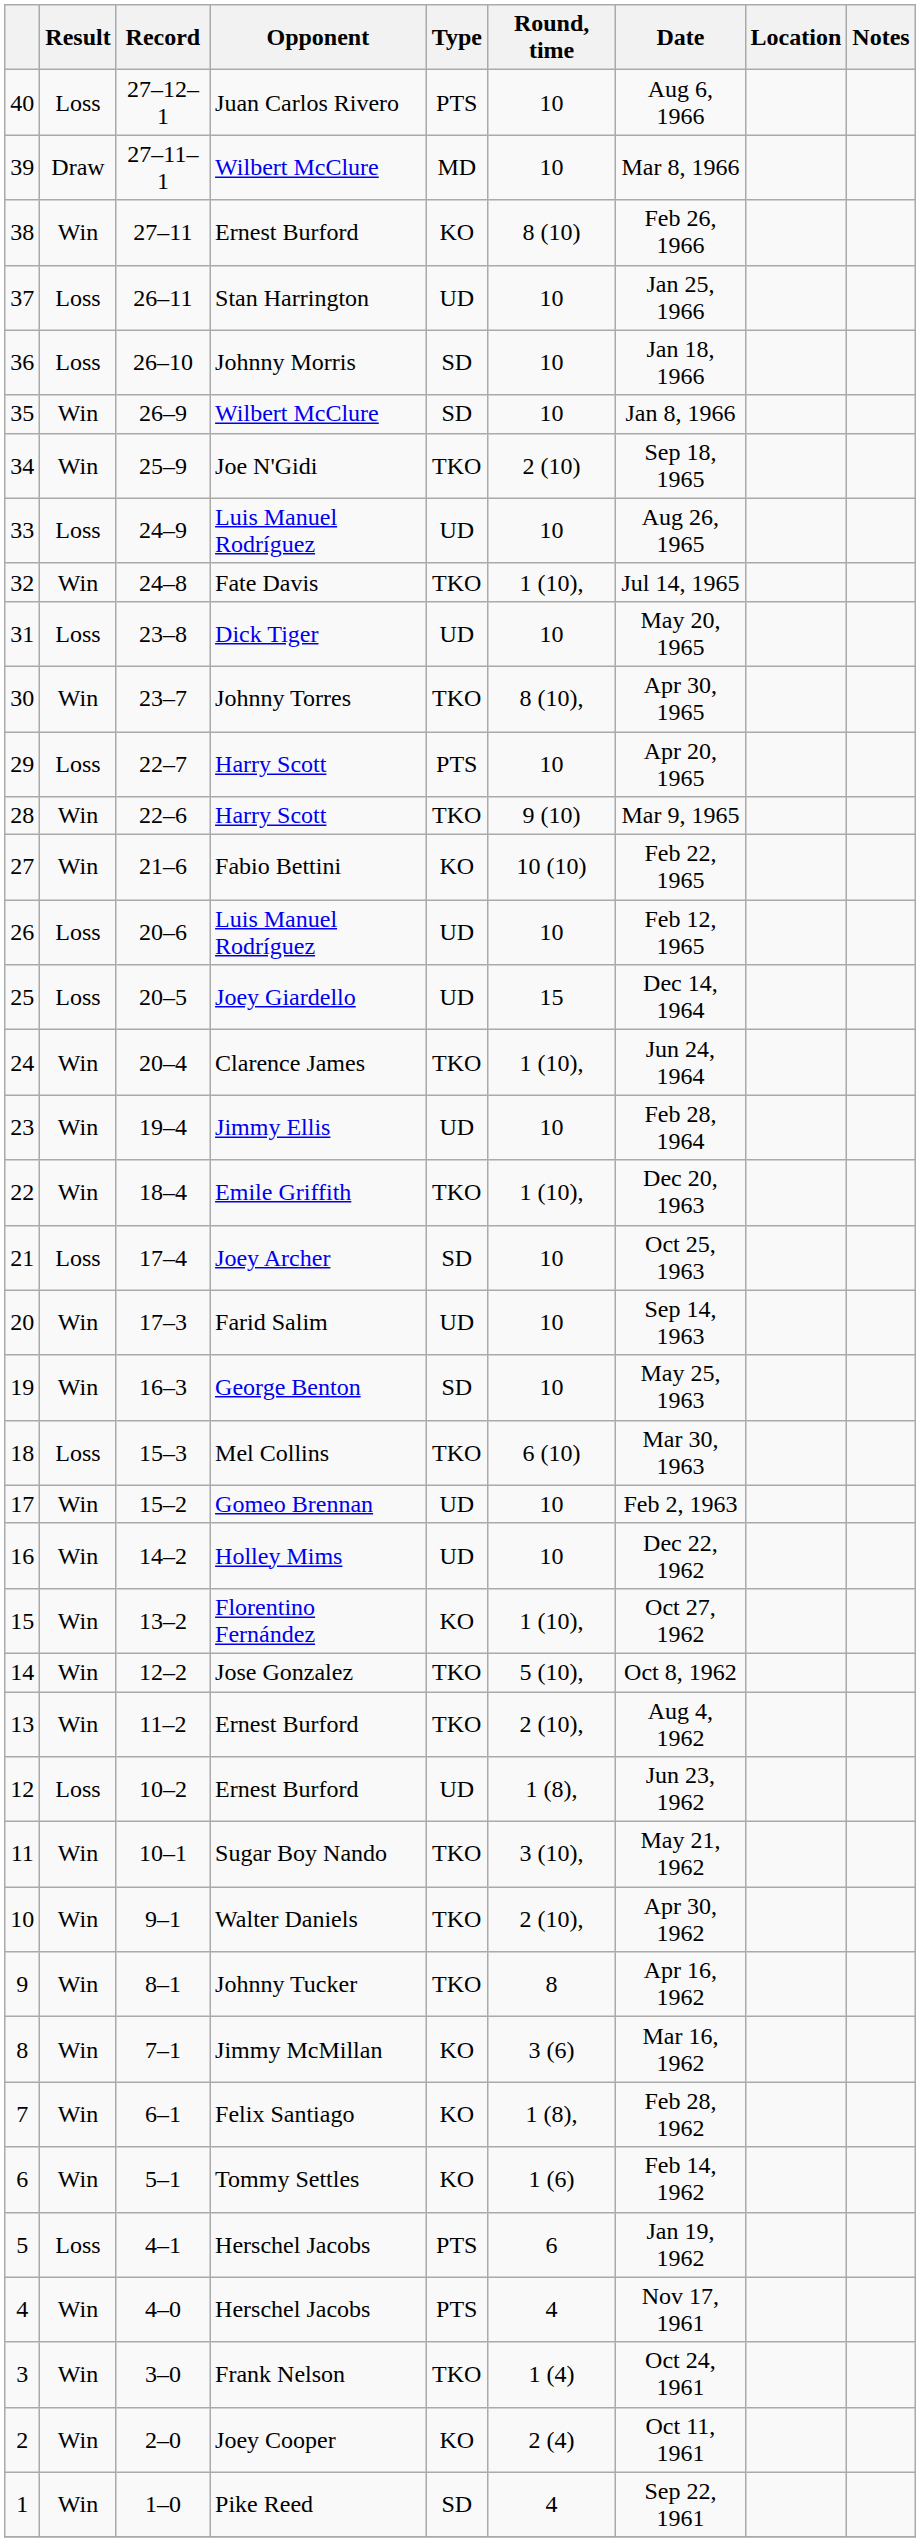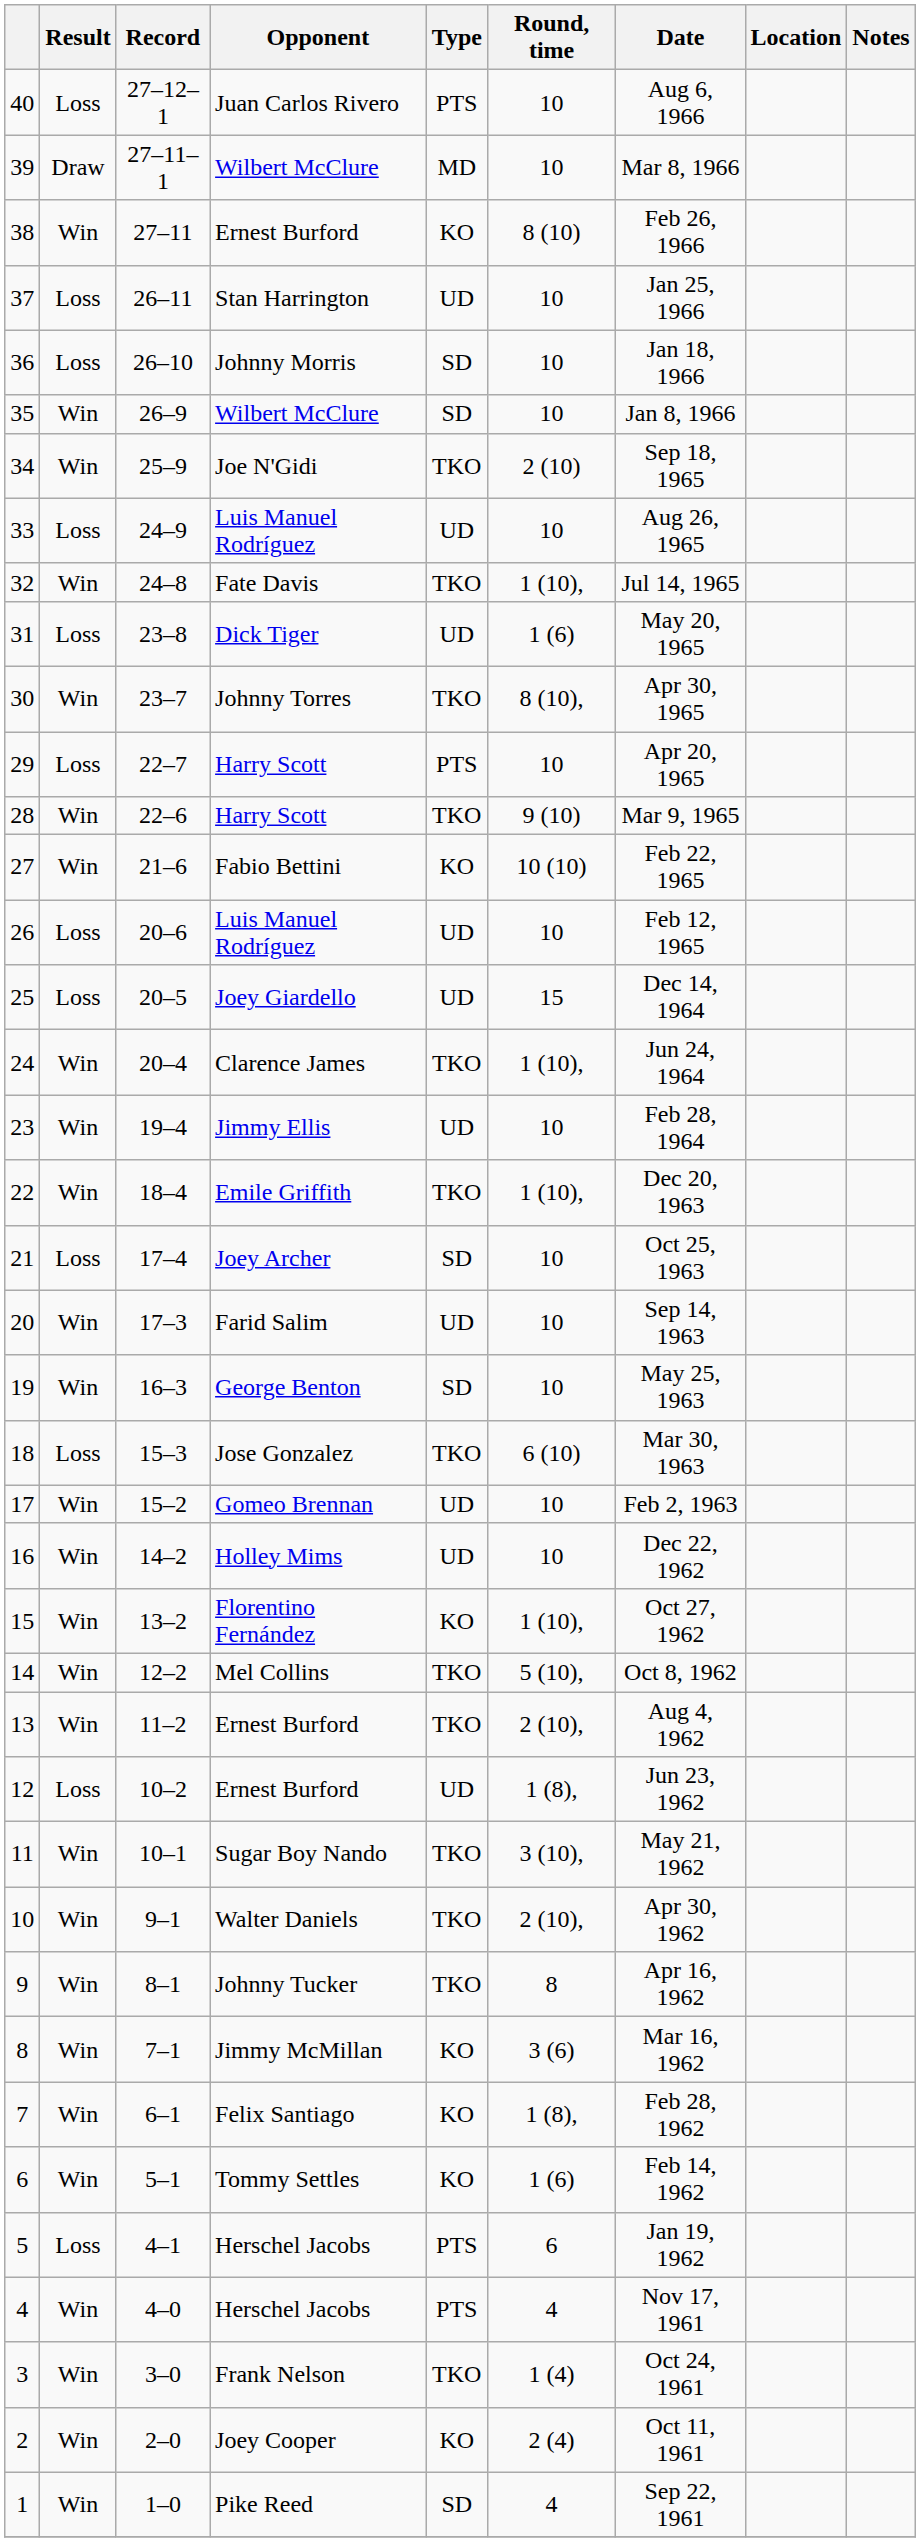(552, 633) 10 -> (552, 633) 1 (6)
(272, 1452) Mel Collins -> (284, 1452) Jose Gonzalez
(284, 1672) Jose Gonzalez -> (272, 1672) Mel Collins
